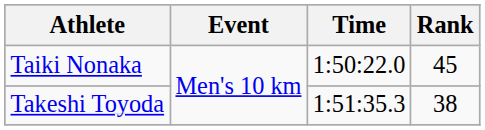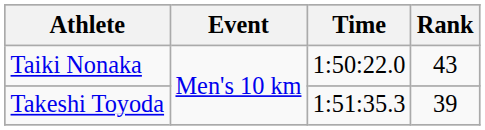(445, 65) 45 -> (445, 65) 43
(445, 105) 38 -> (445, 105) 39
